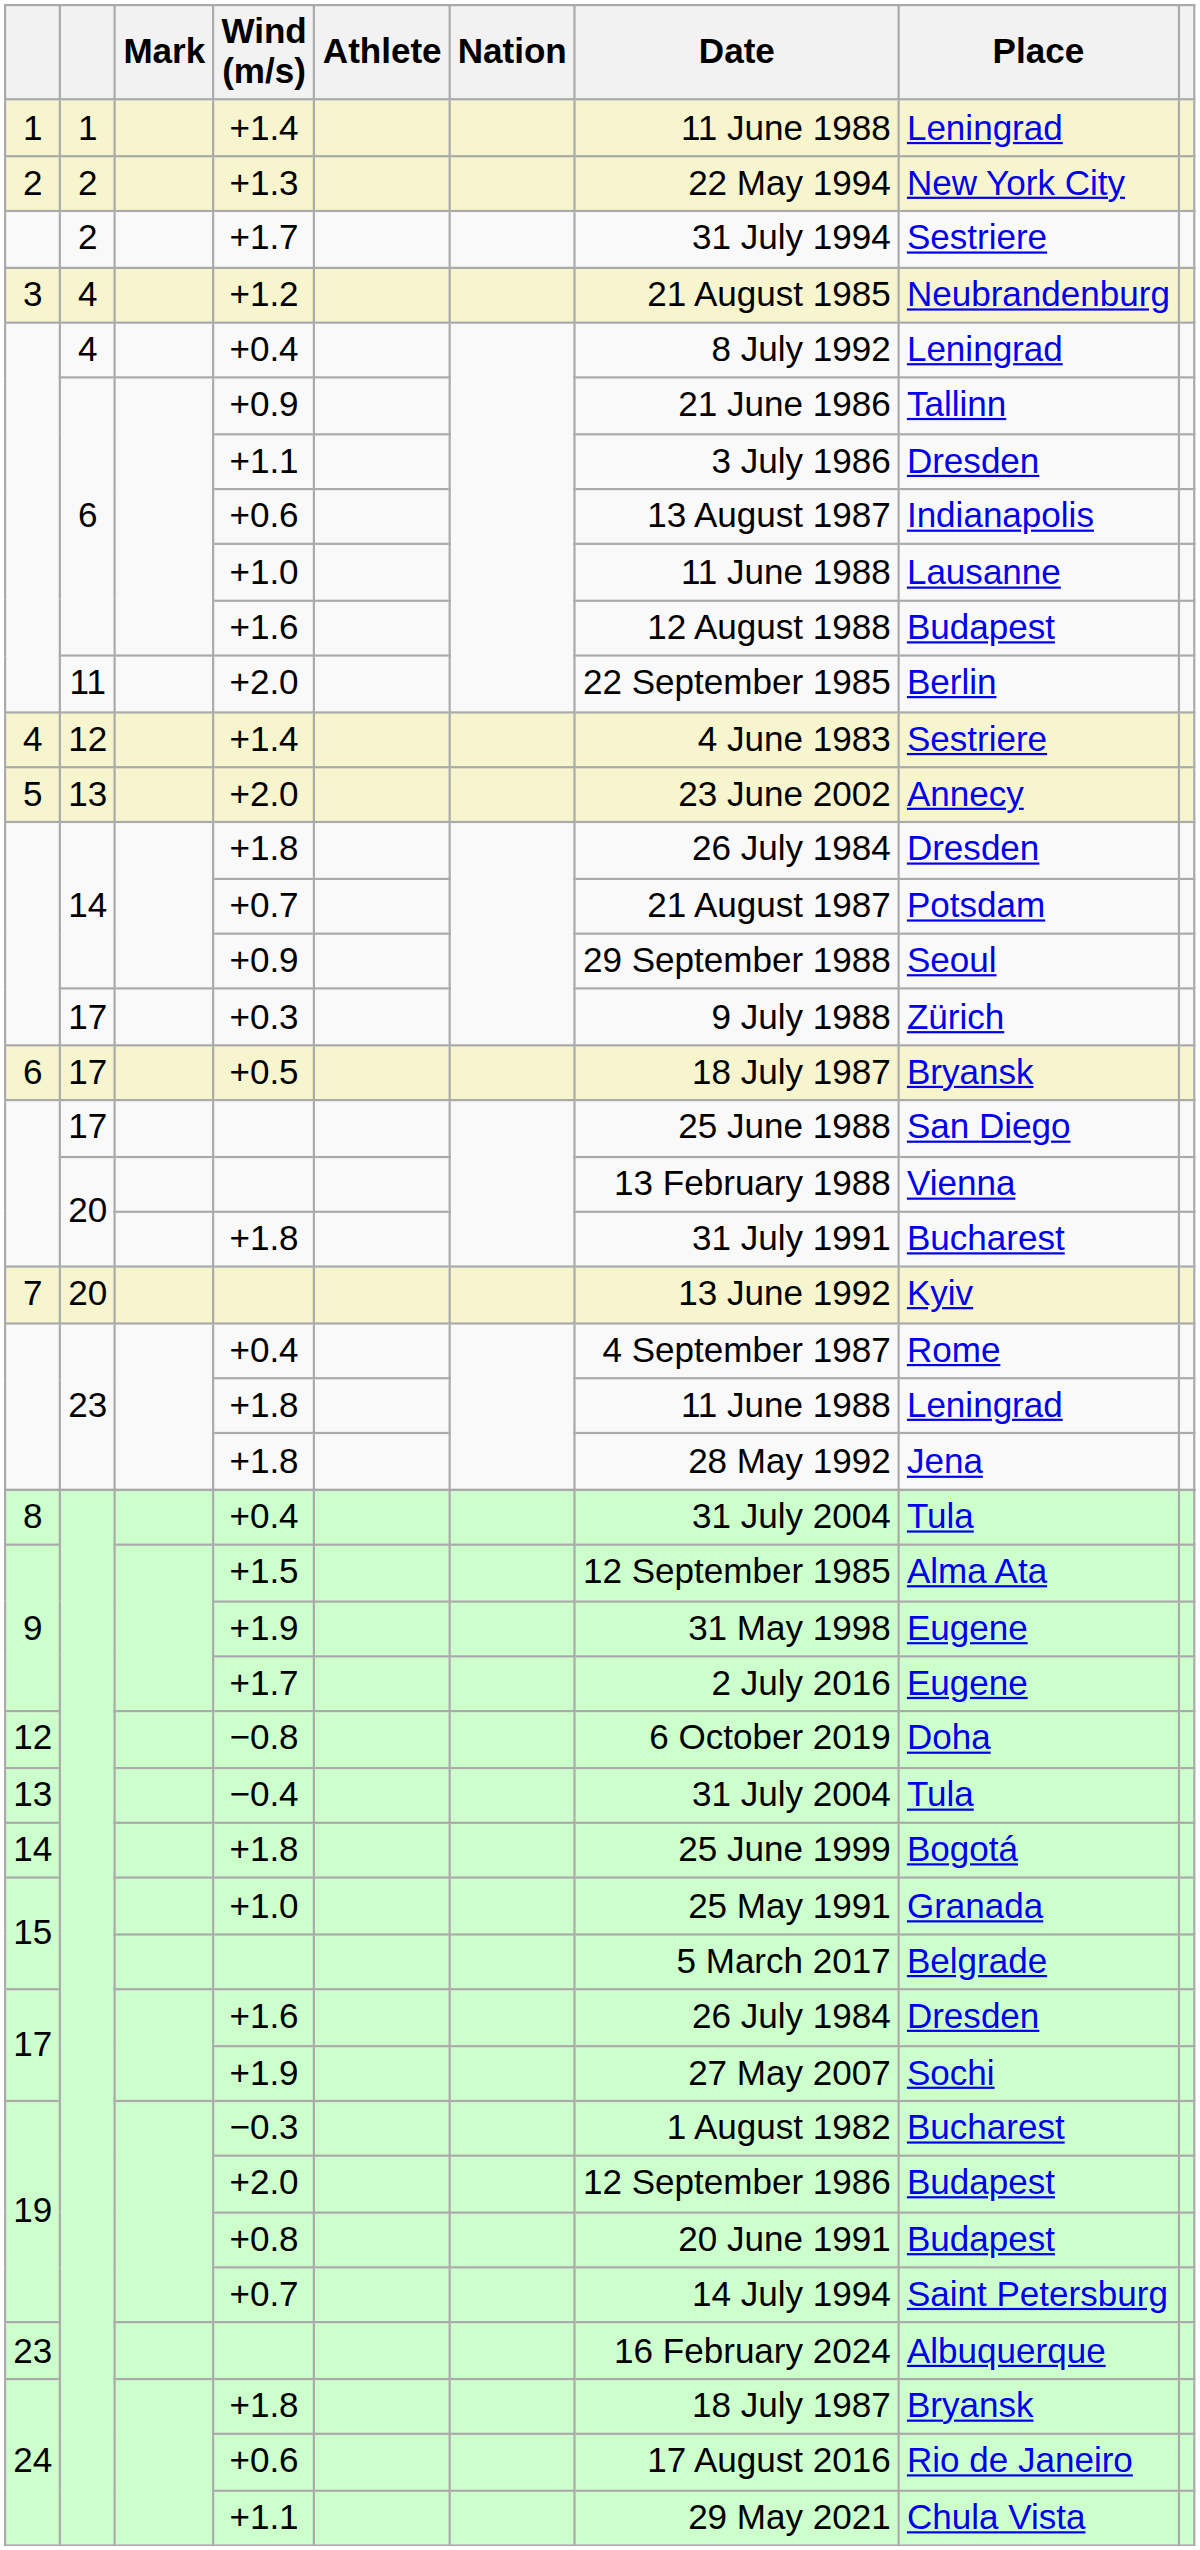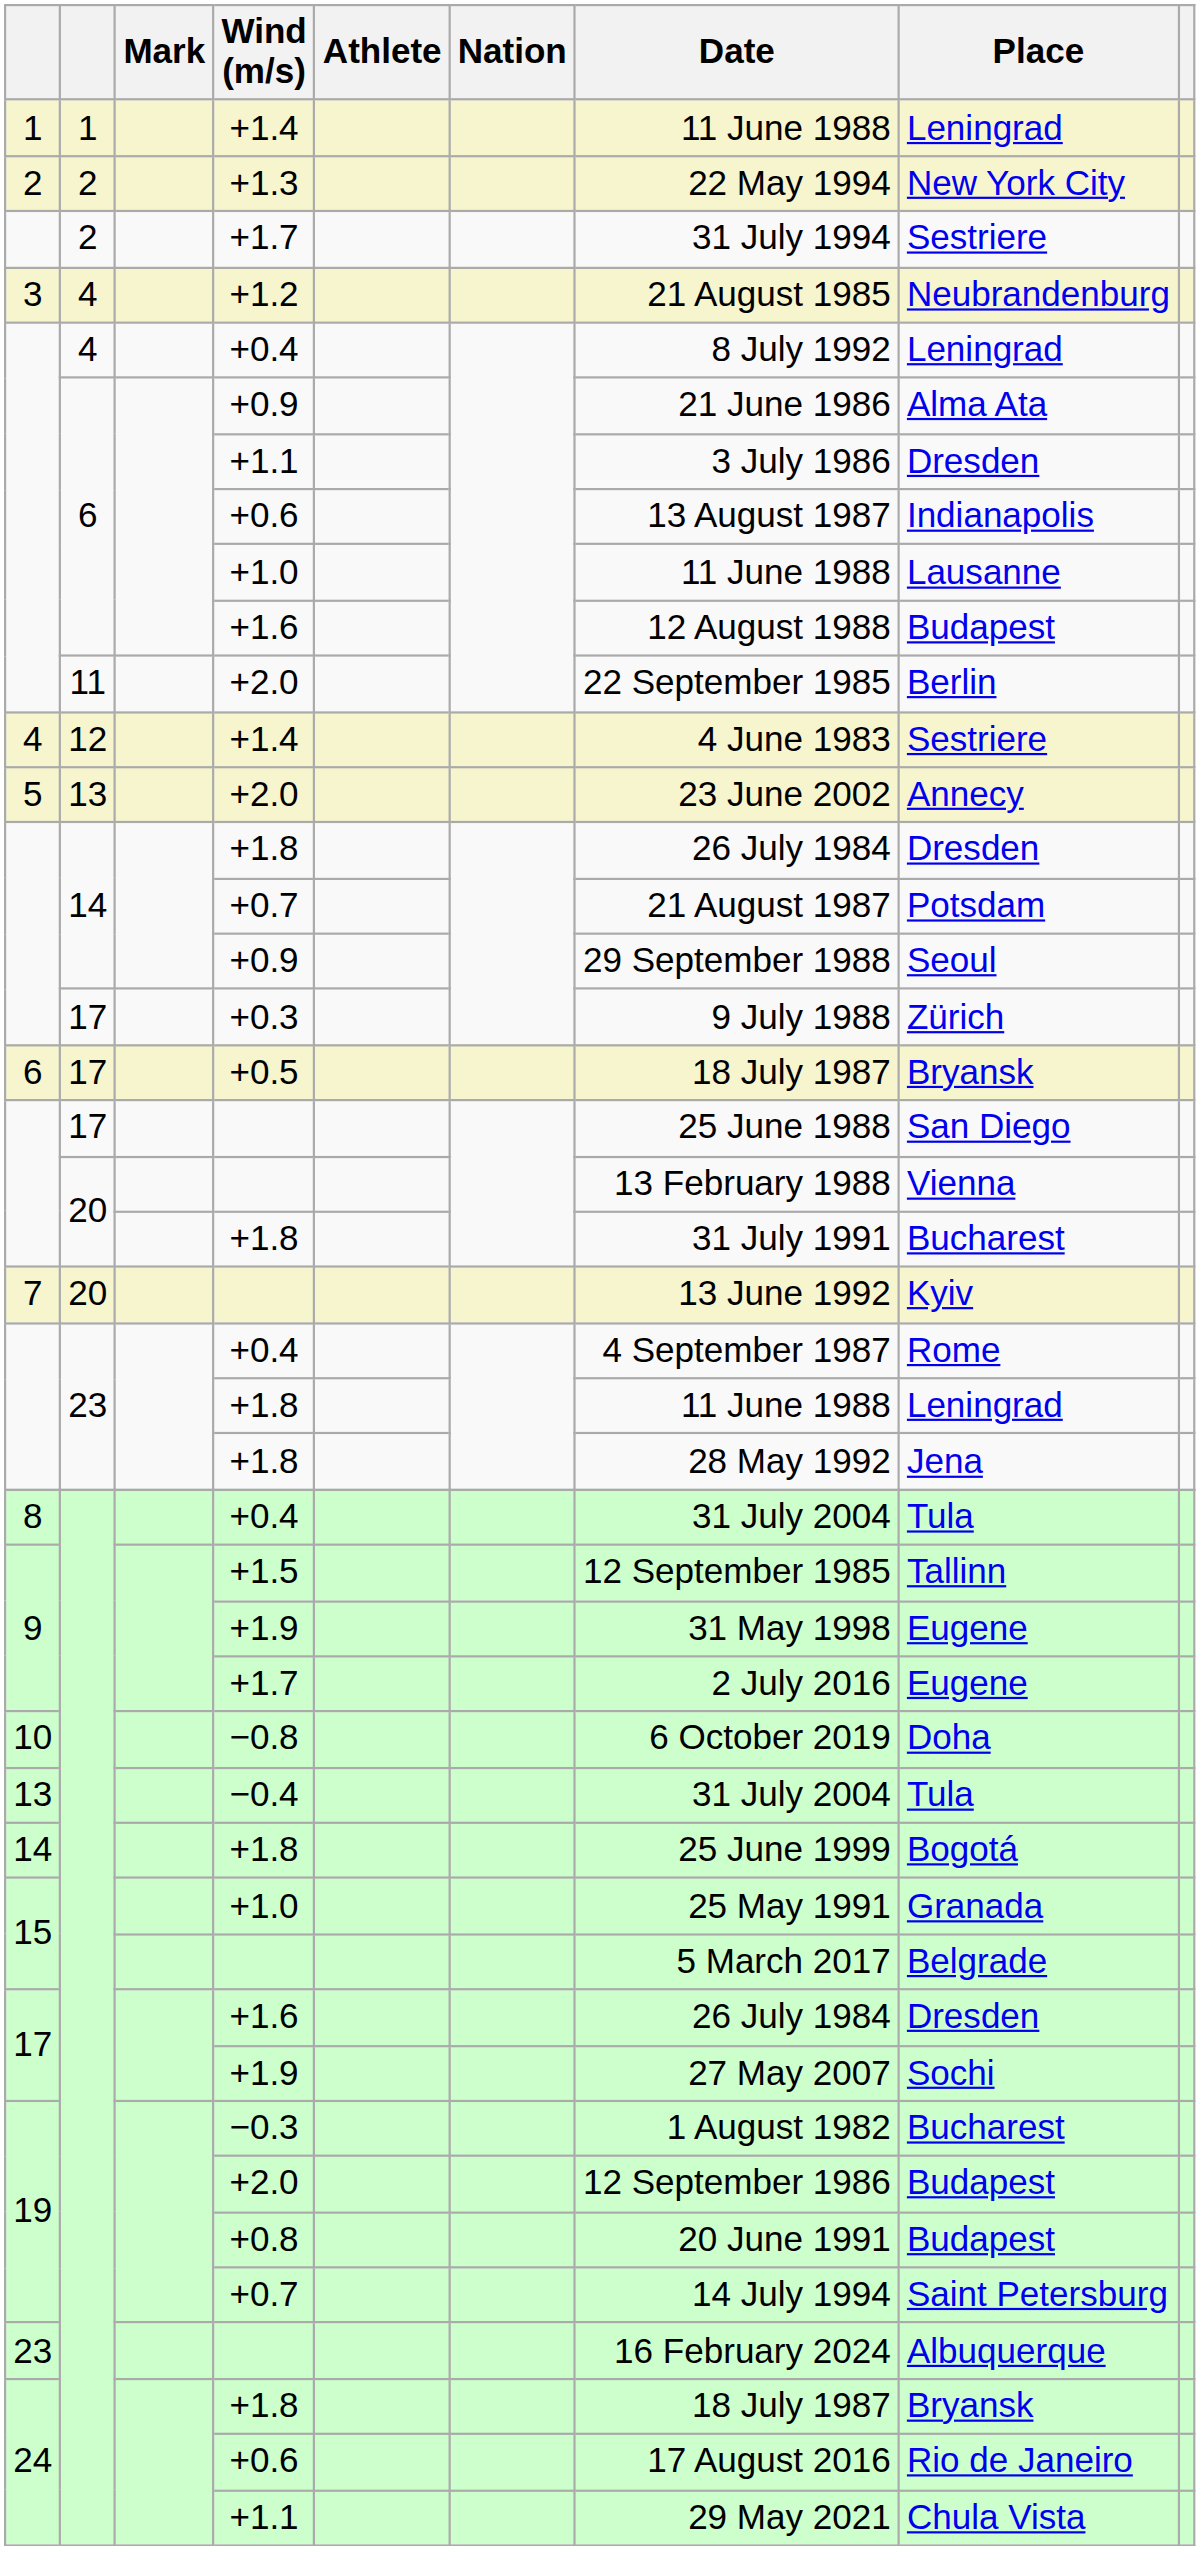(957, 405) Tallinn -> (977, 405) Alma Ata
(977, 1572) Alma Ata -> (957, 1572) Tallinn
(33, 1738) 12 -> (33, 1738) 10
